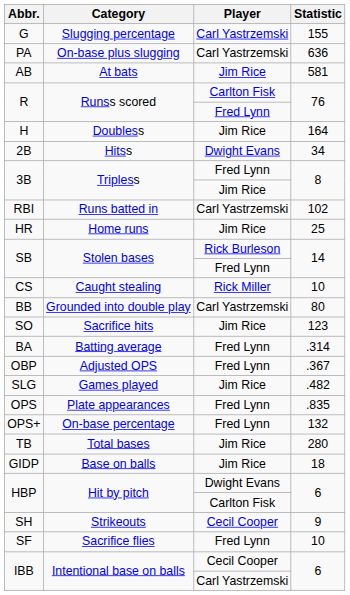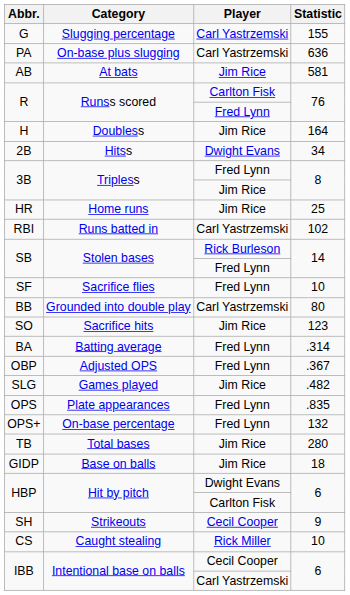rows swapped: (24, 229) <-> (24, 209)
rows swapped: (24, 287) <-> (24, 541)
